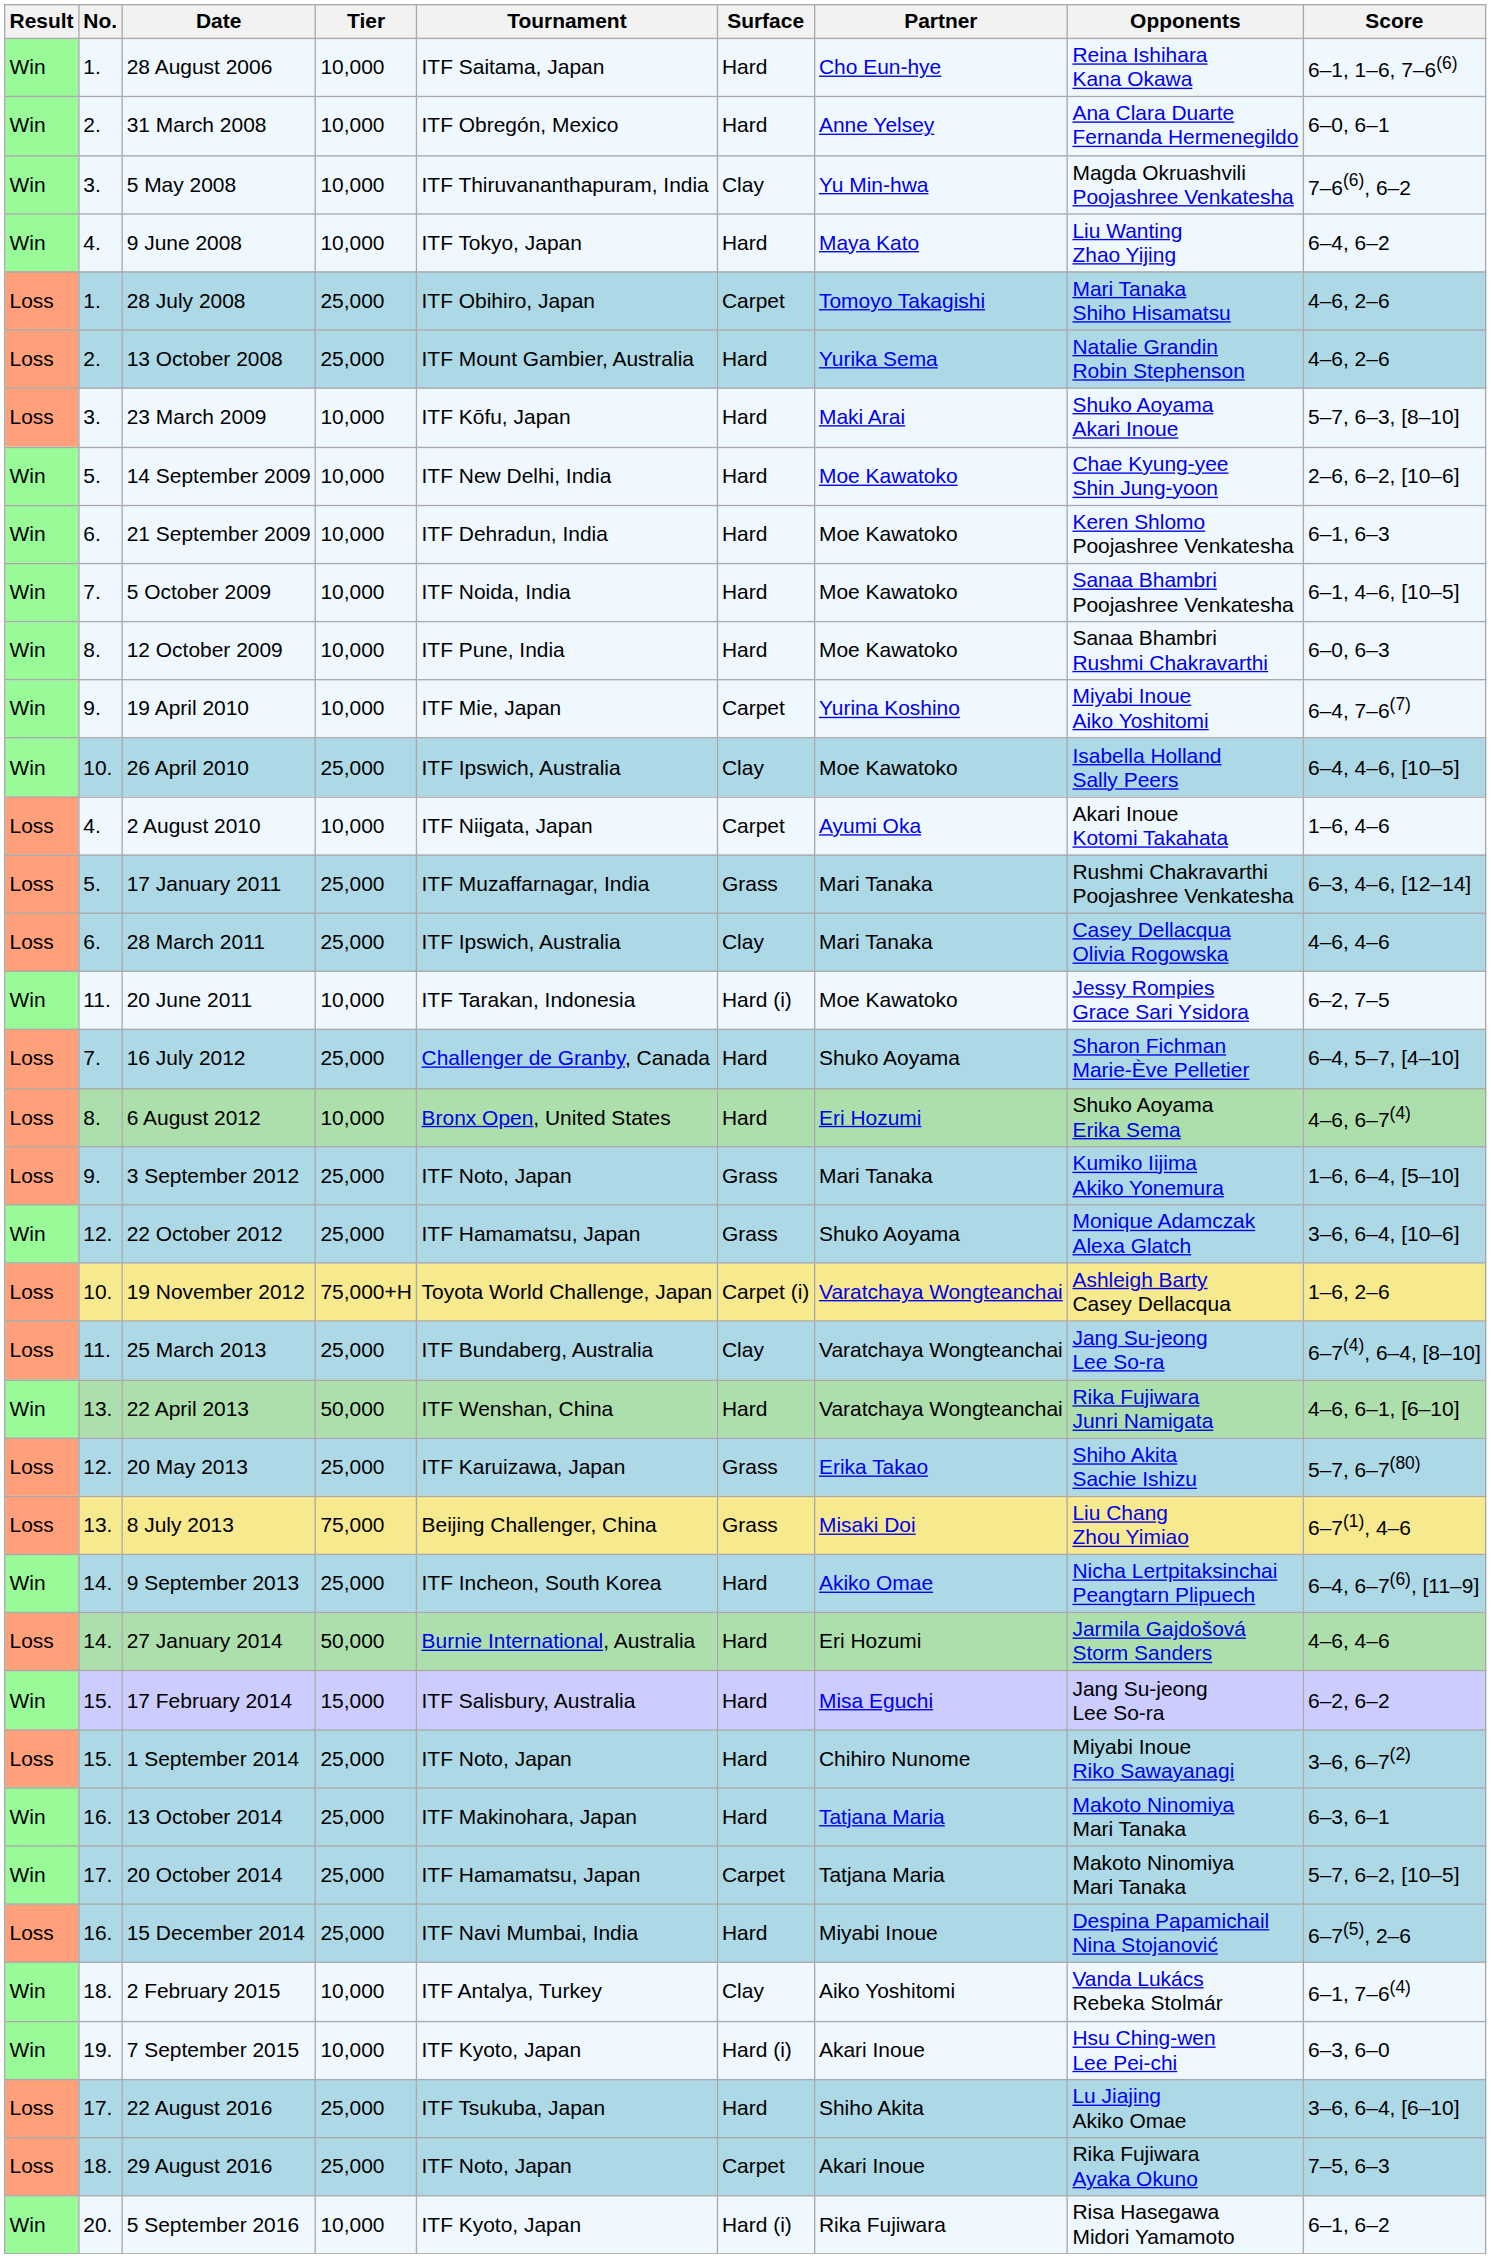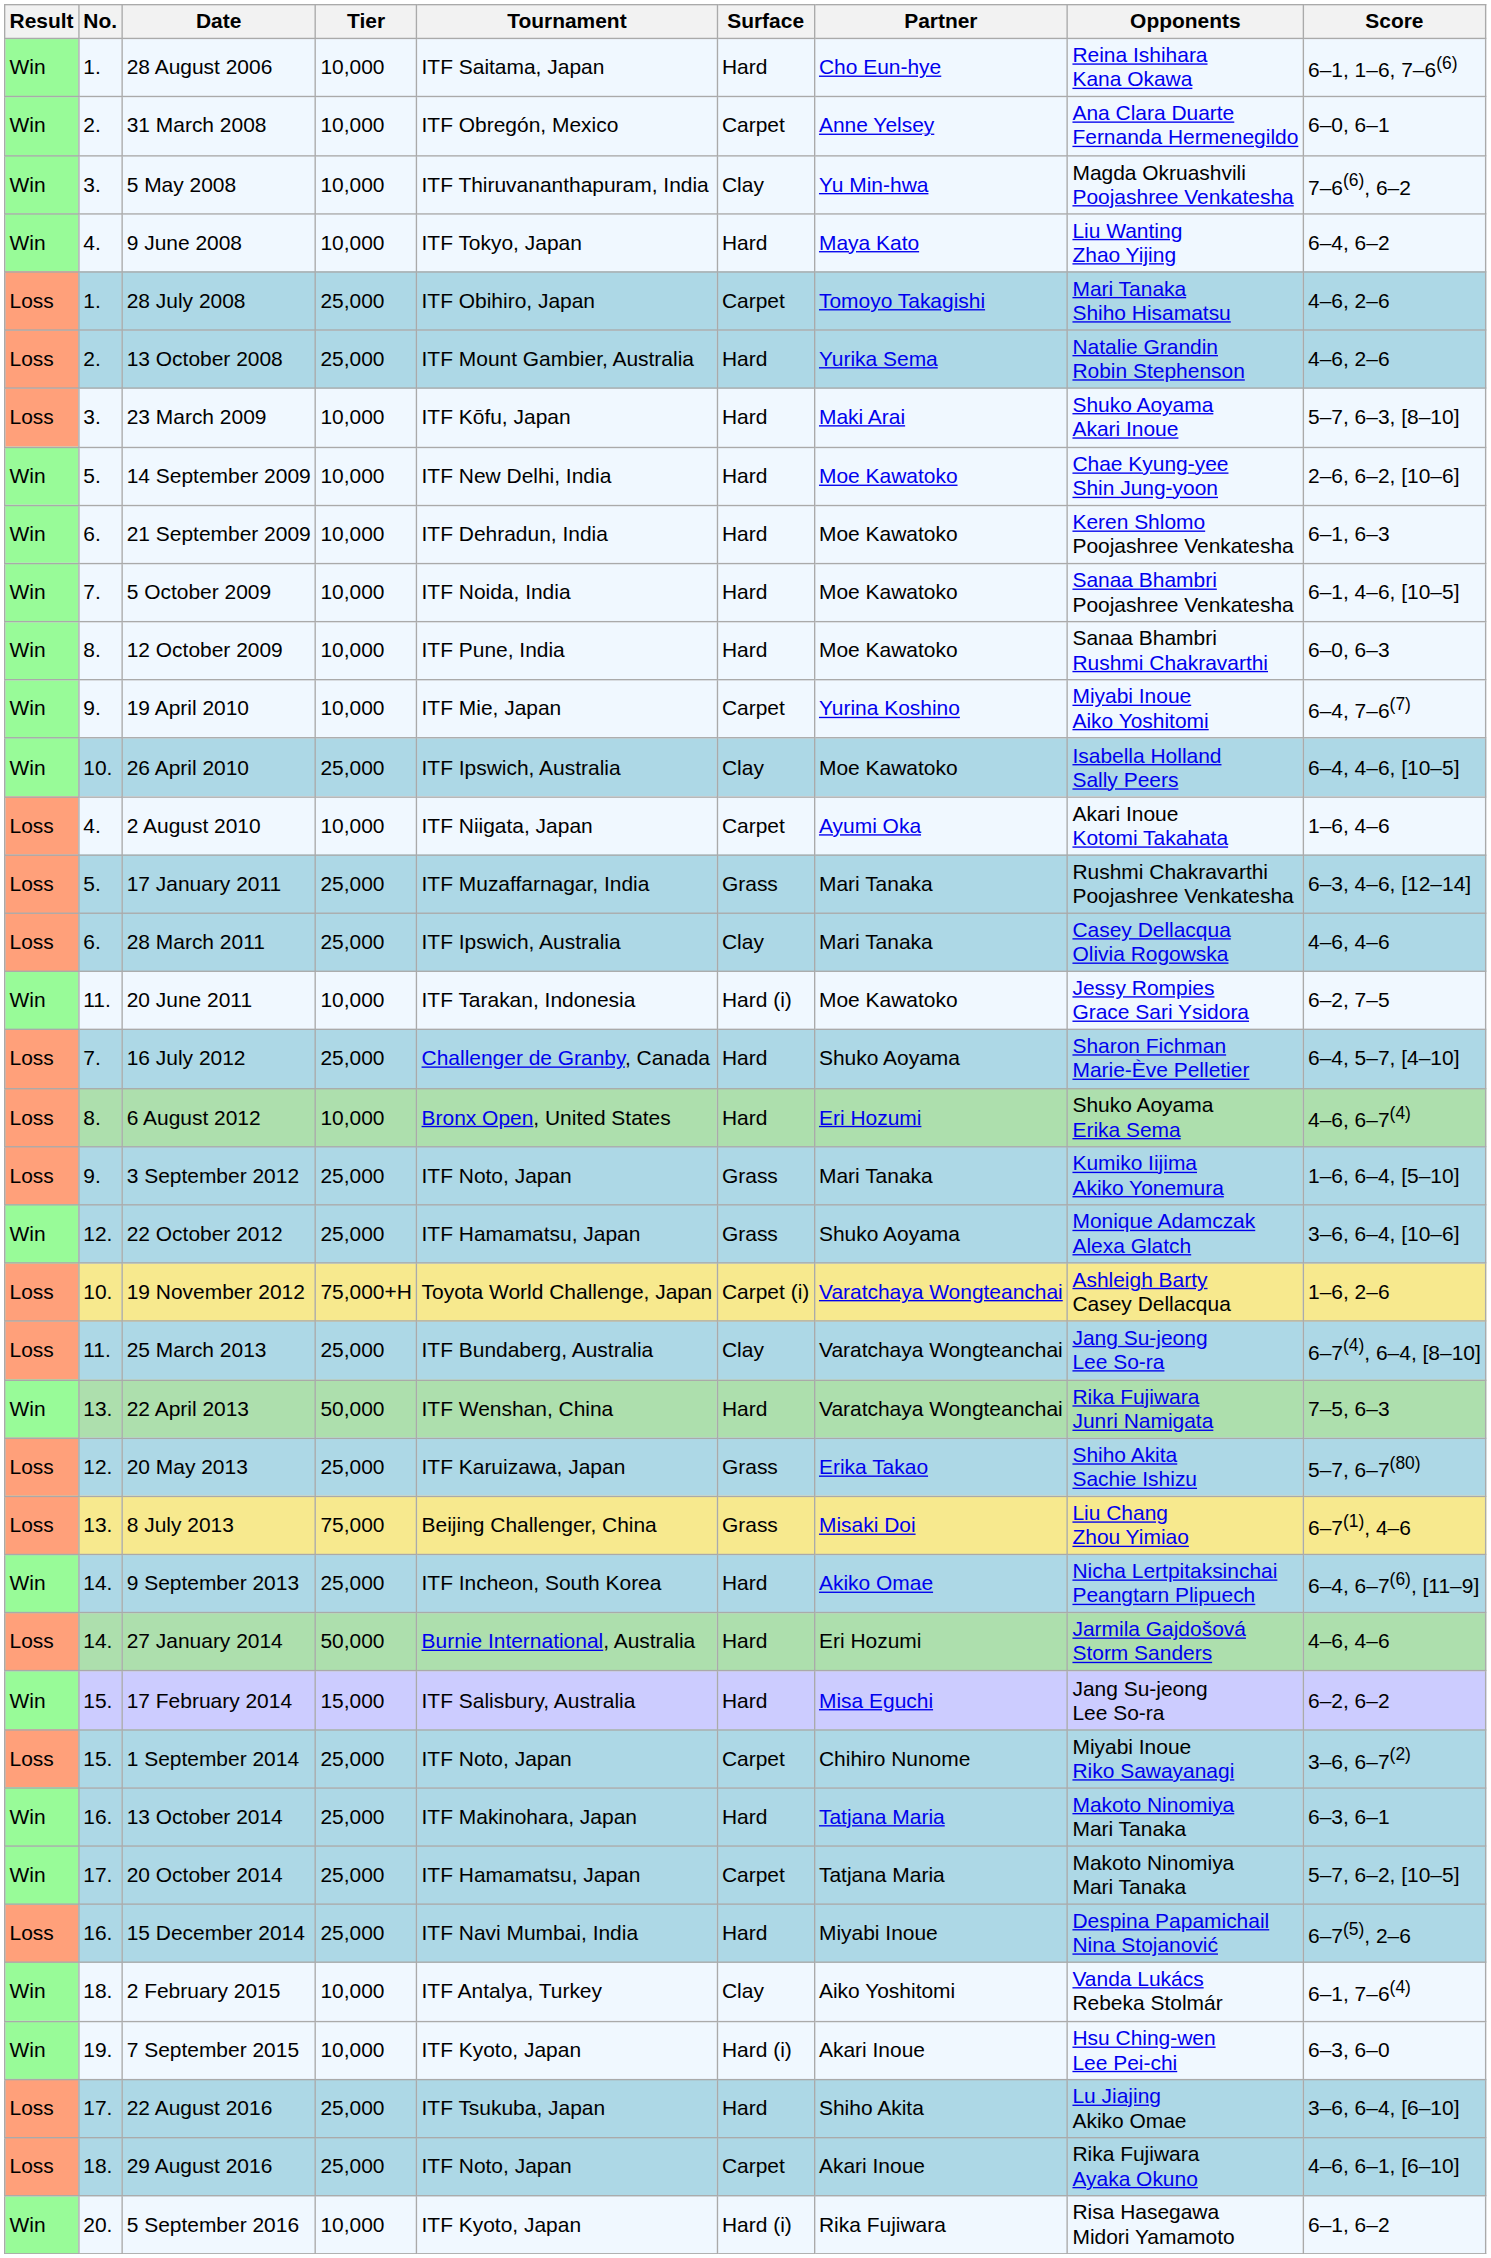(745, 125) Hard -> (753, 125) Carpet
(1384, 1408) 4–6, 6–1, [6–10] -> (1349, 1408) 7–5, 6–3
(745, 1757) Hard -> (753, 1757) Carpet
(1349, 2166) 7–5, 6–3 -> (1384, 2166) 4–6, 6–1, [6–10]
